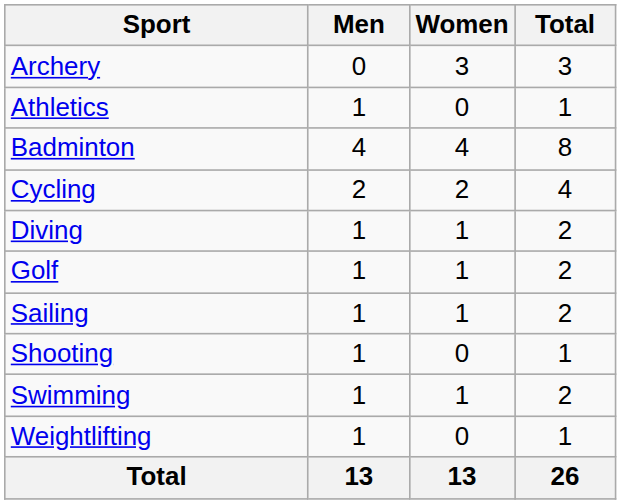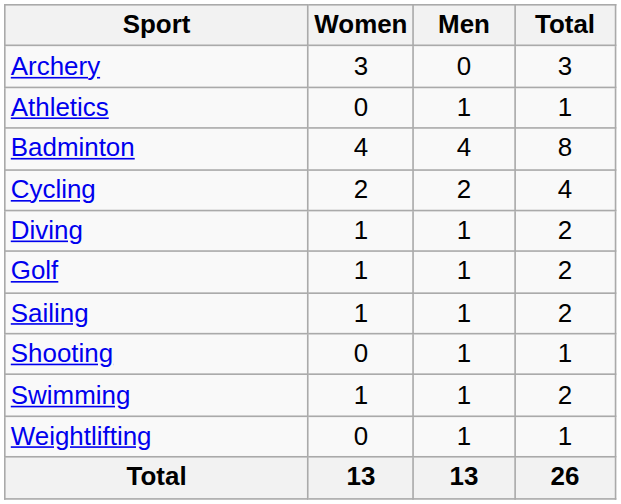columns swapped: (359, 25) <-> (462, 25)
